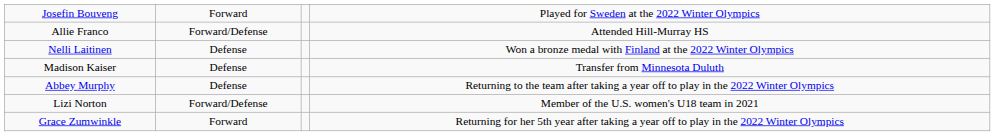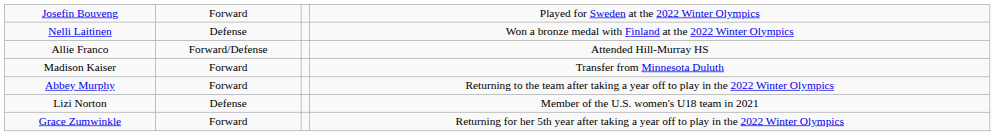rows swapped: (80, 31) <-> (80, 49)
(228, 67) Defense -> (228, 67) Forward
(228, 85) Defense -> (228, 85) Forward
(228, 103) Forward/Defense -> (228, 103) Defense
